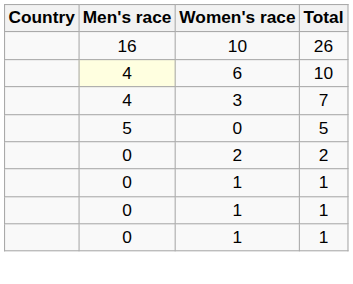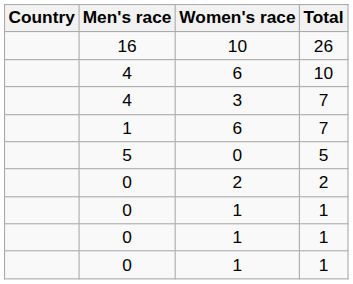(127, 73) lightyellow background -> (127, 73) no background
+ row: (237, 127)
